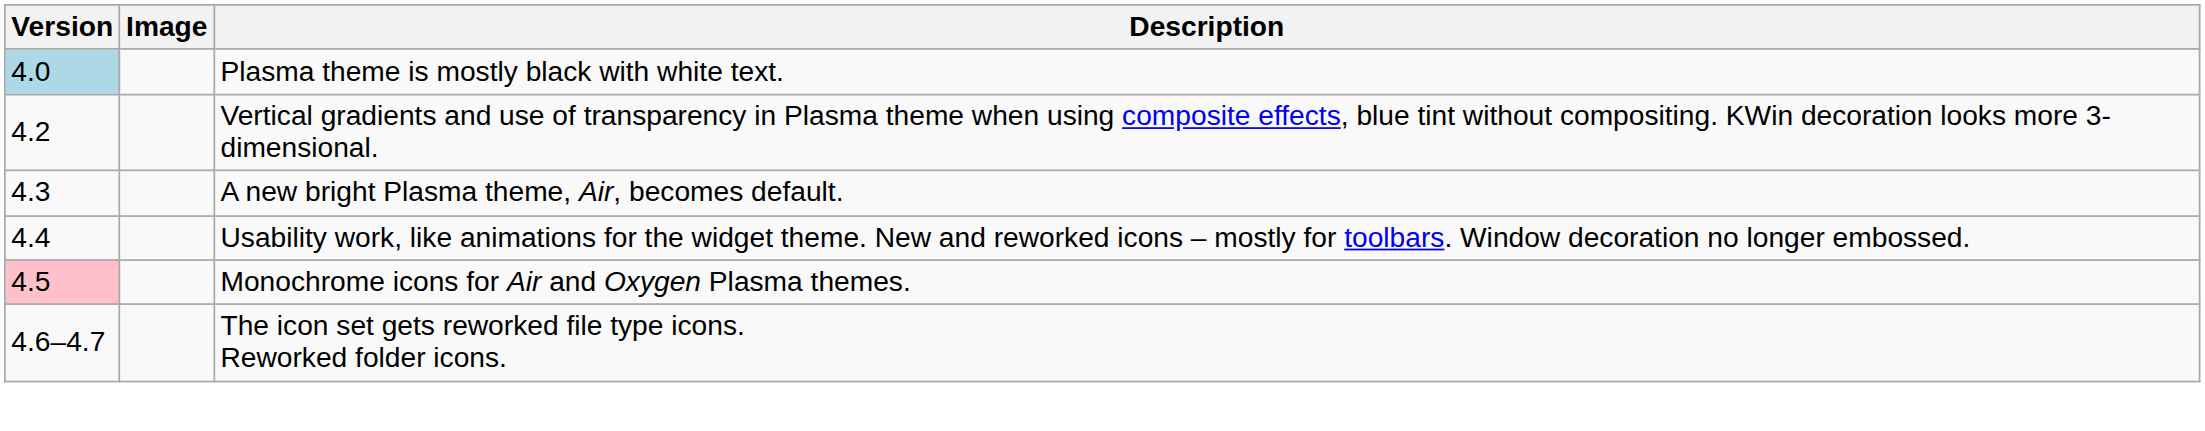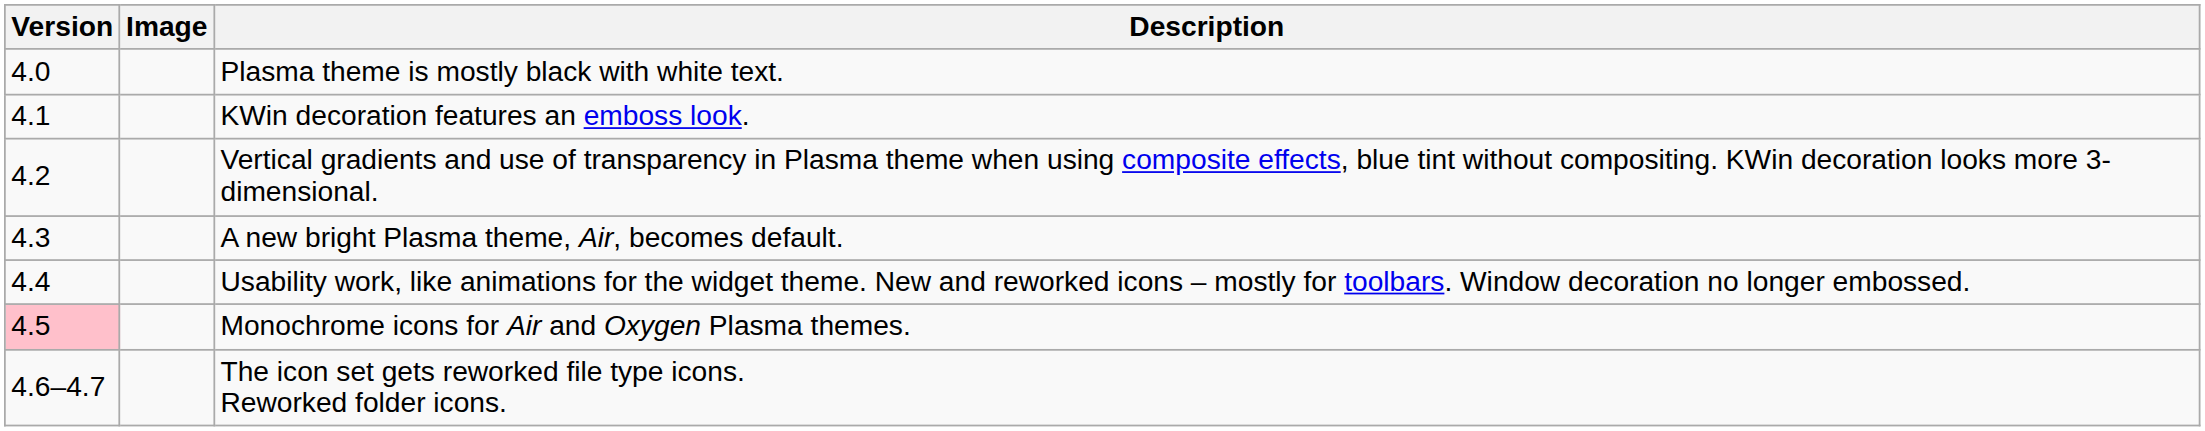(31, 71) lightblue background -> (31, 71) no background
+ row: (485, 116)
